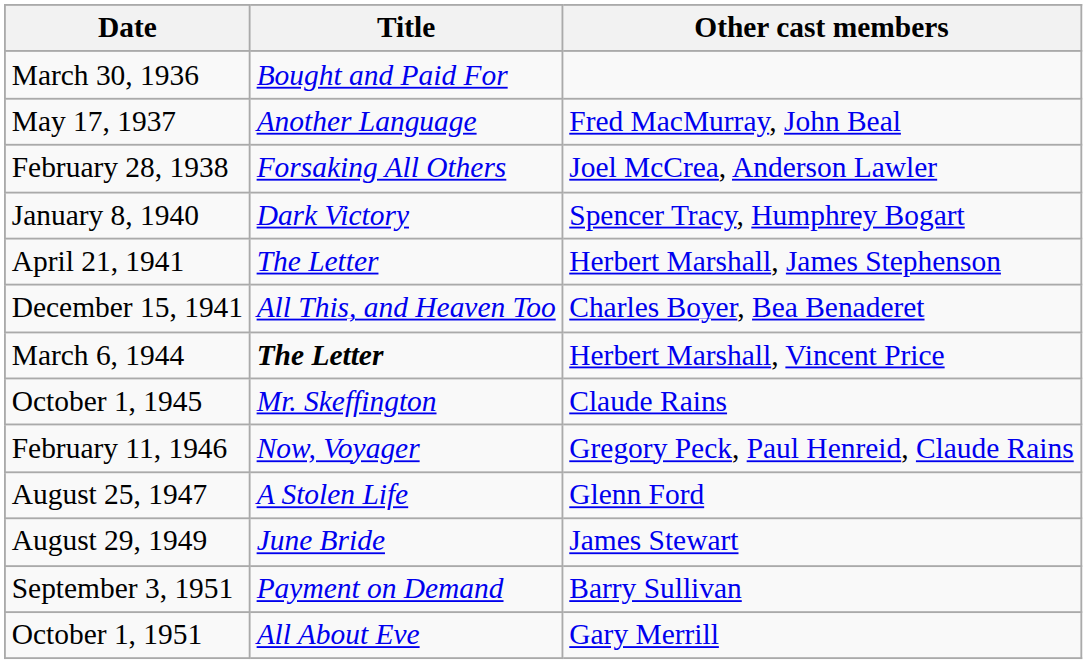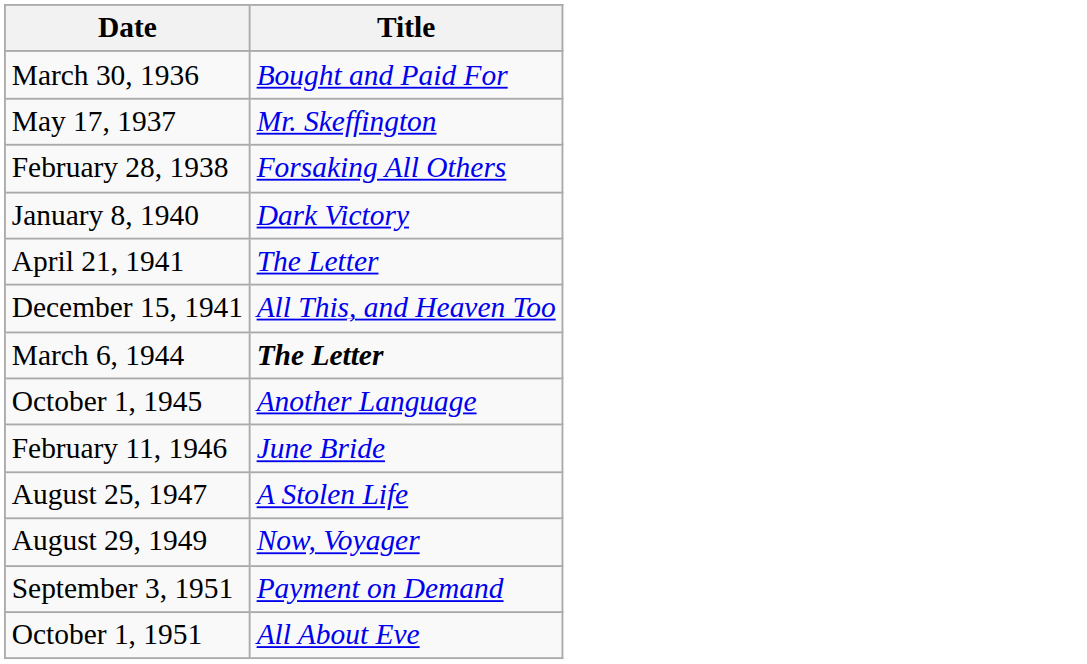- column: (821, 27)
(367, 121) Another Language -> (347, 121) Mr. Skeffington
(347, 401) Mr. Skeffington -> (367, 401) Another Language
(338, 448) Now, Voyager -> (321, 448) June Bride
(321, 541) June Bride -> (338, 541) Now, Voyager
